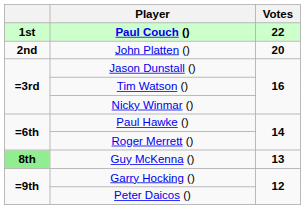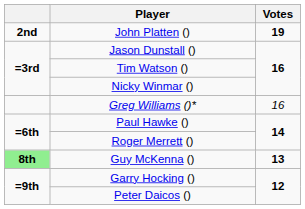- row: (152, 32)
(278, 50) 20 -> (278, 32) 19
+ row: (152, 105)
